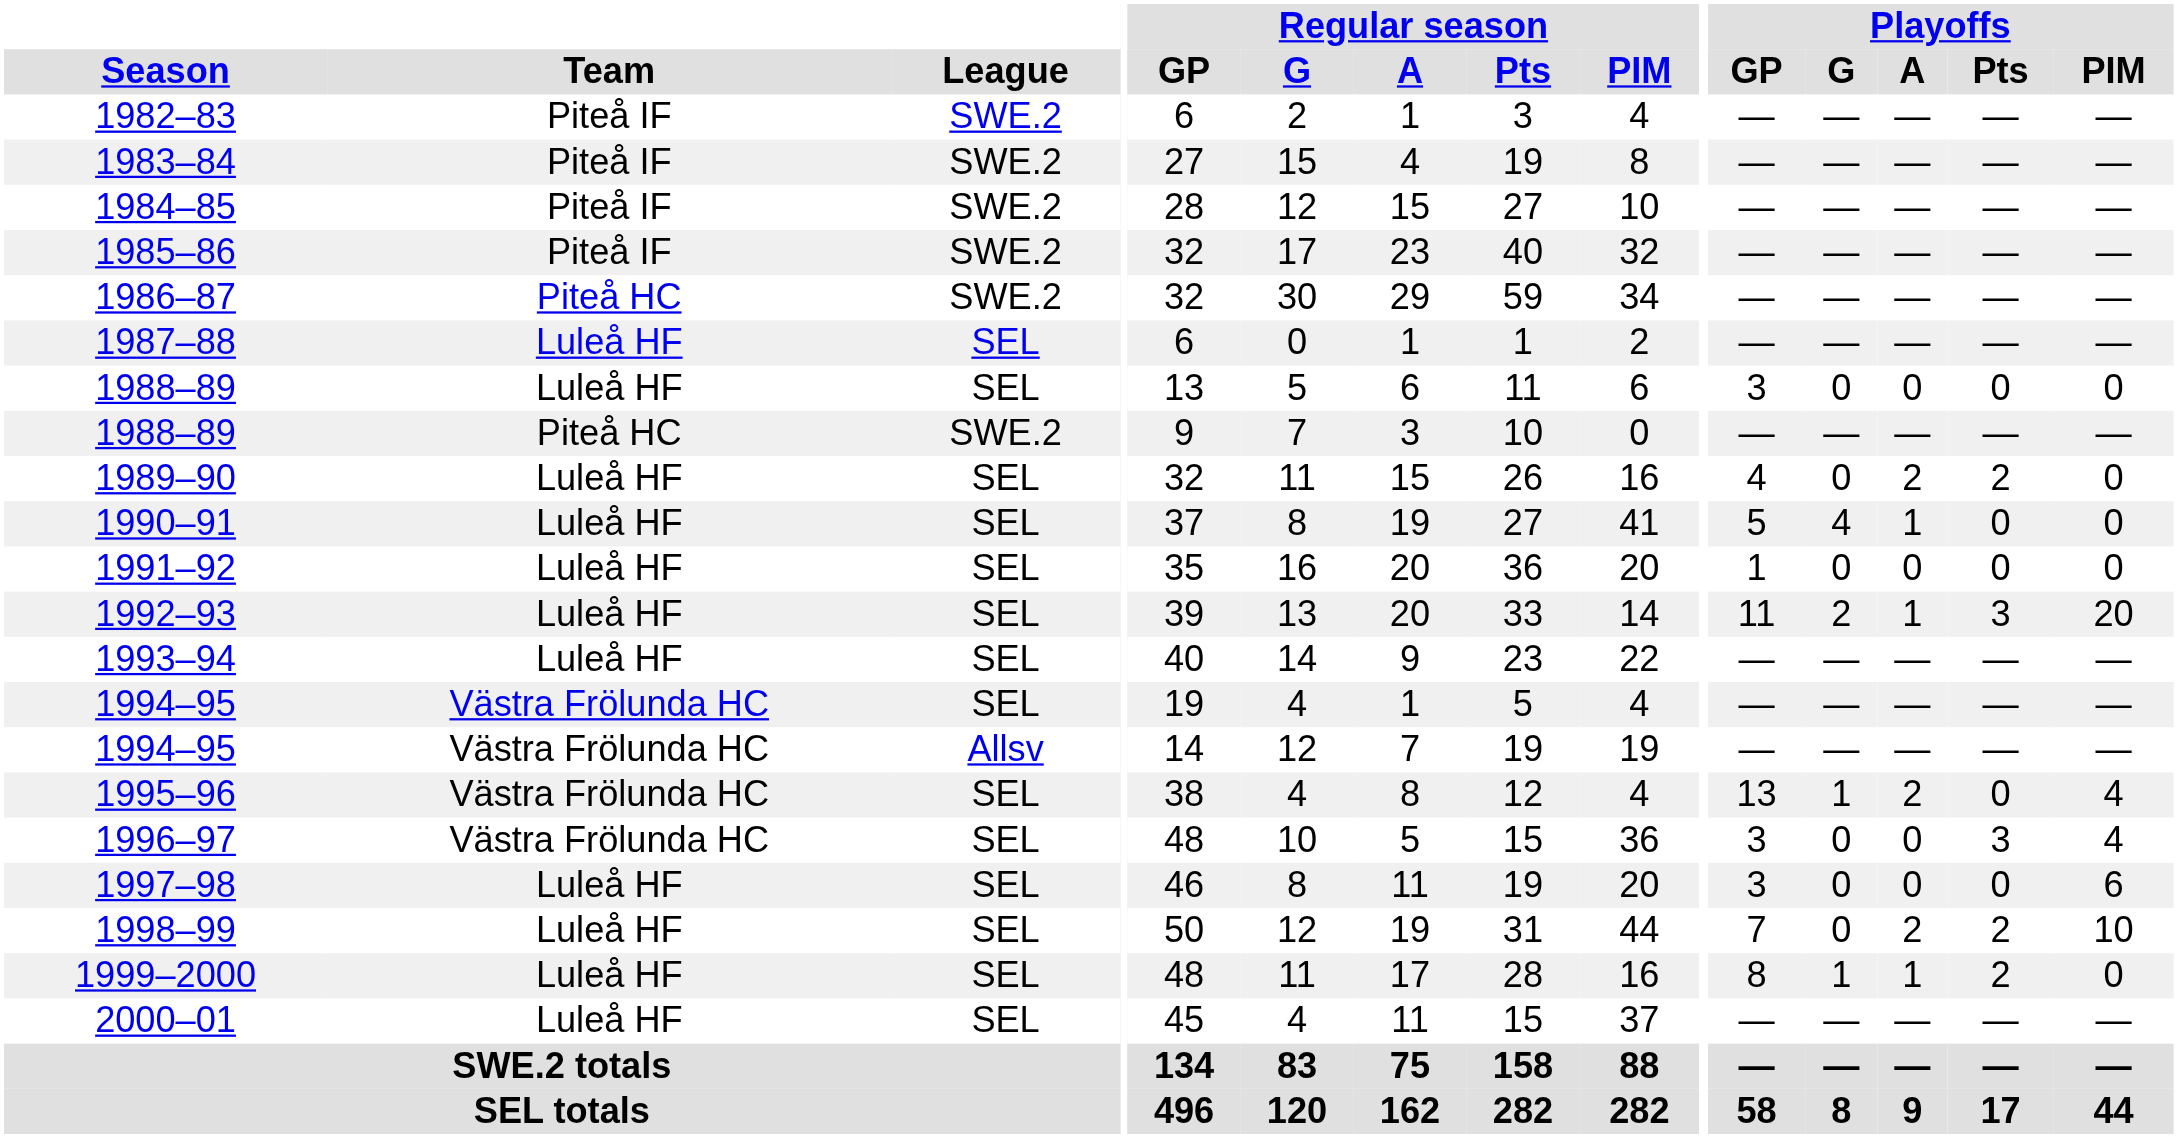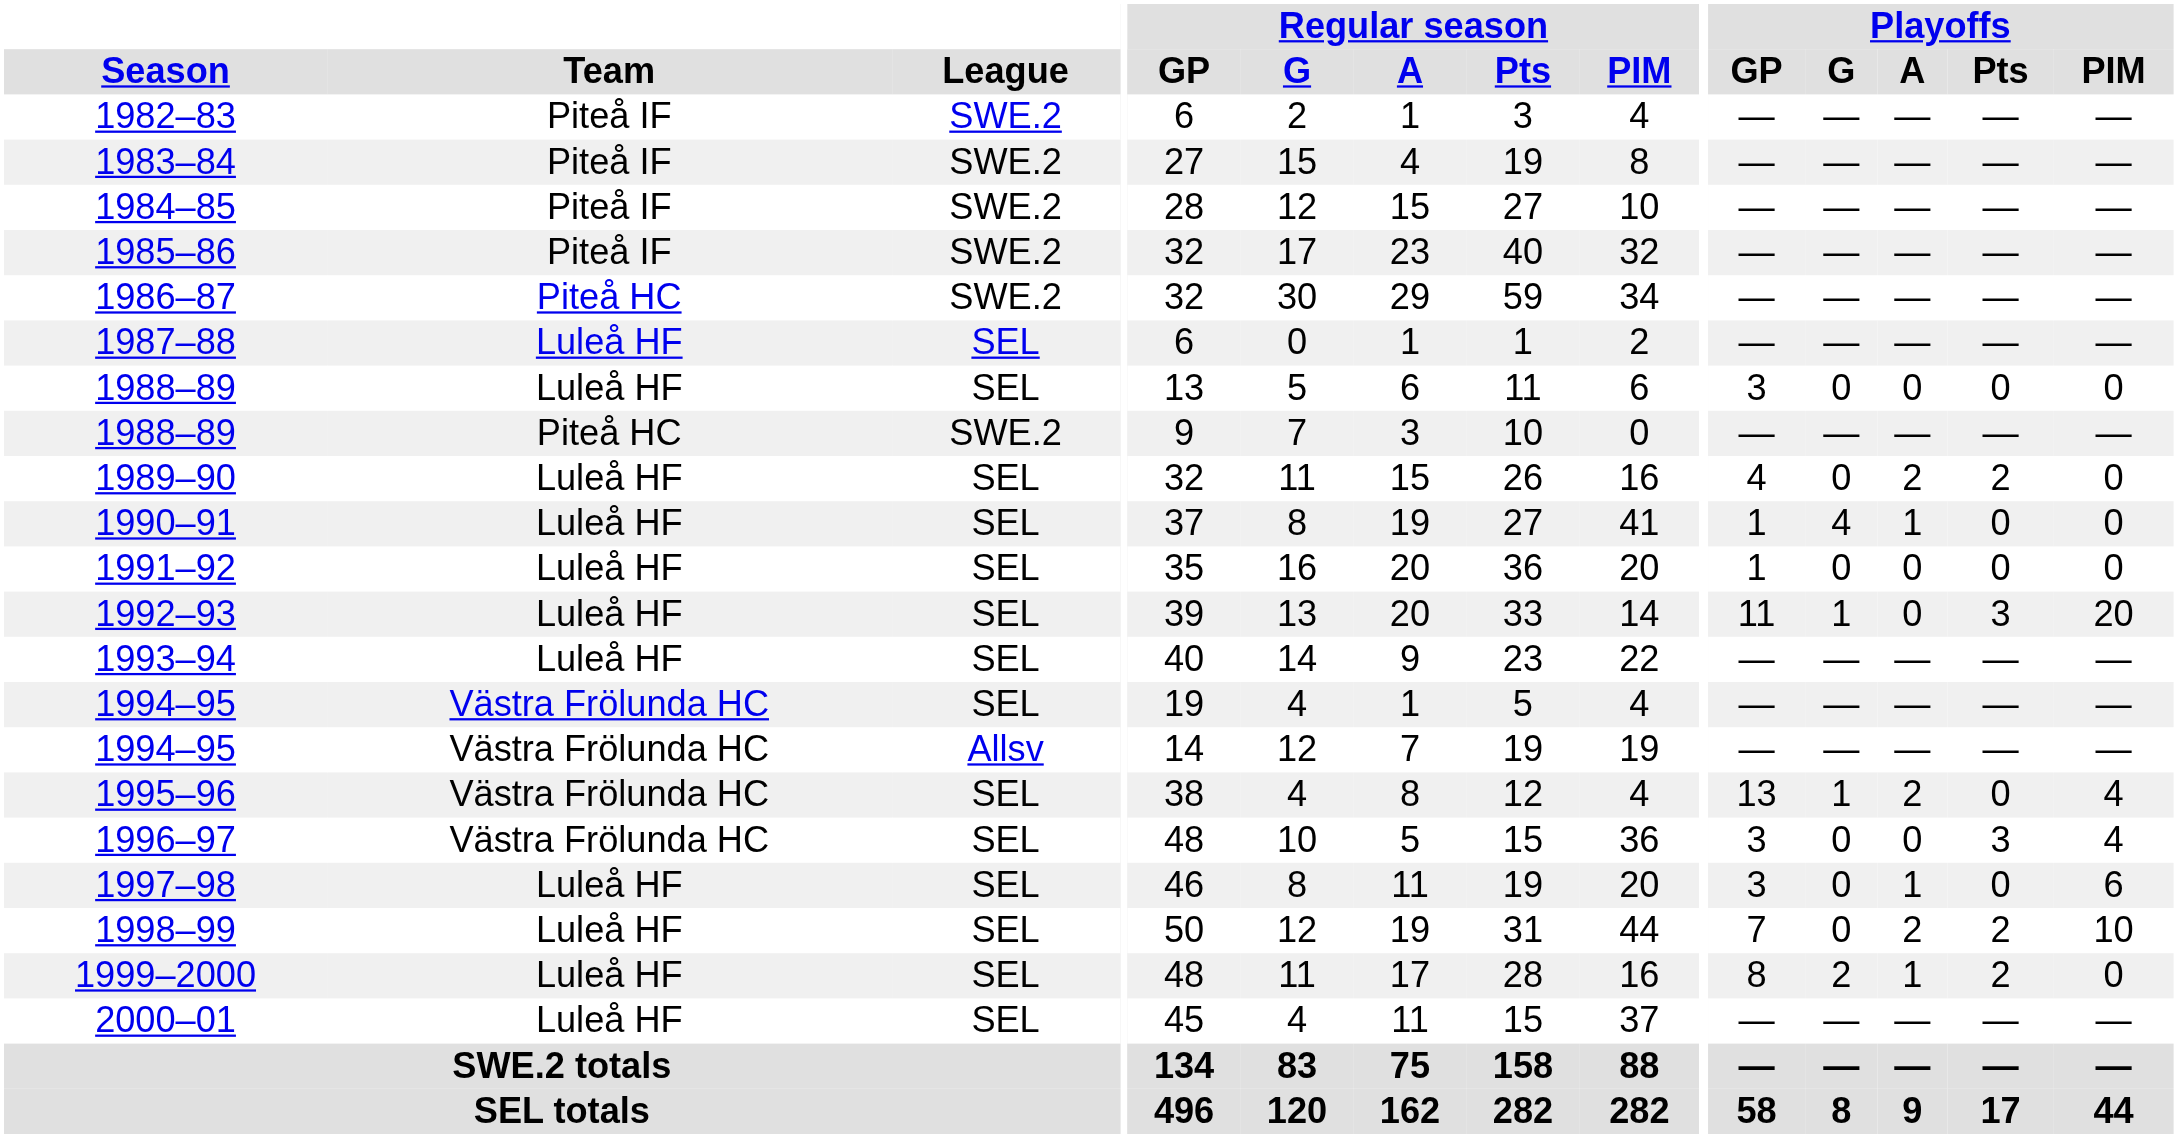(1757, 523) 5 -> (1757, 523) 1
(1841, 613) 2 -> (1841, 613) 1
(1912, 613) 1 -> (1912, 613) 0
(1912, 884) 0 -> (1912, 884) 1
(1841, 975) 1 -> (1841, 975) 2
